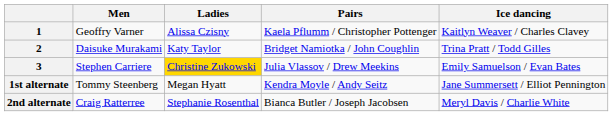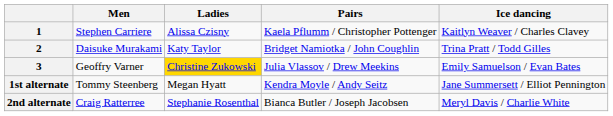(110, 31) Geoffry Varner -> (114, 31) Stephen Carriere
(114, 66) Stephen Carriere -> (110, 66) Geoffry Varner
